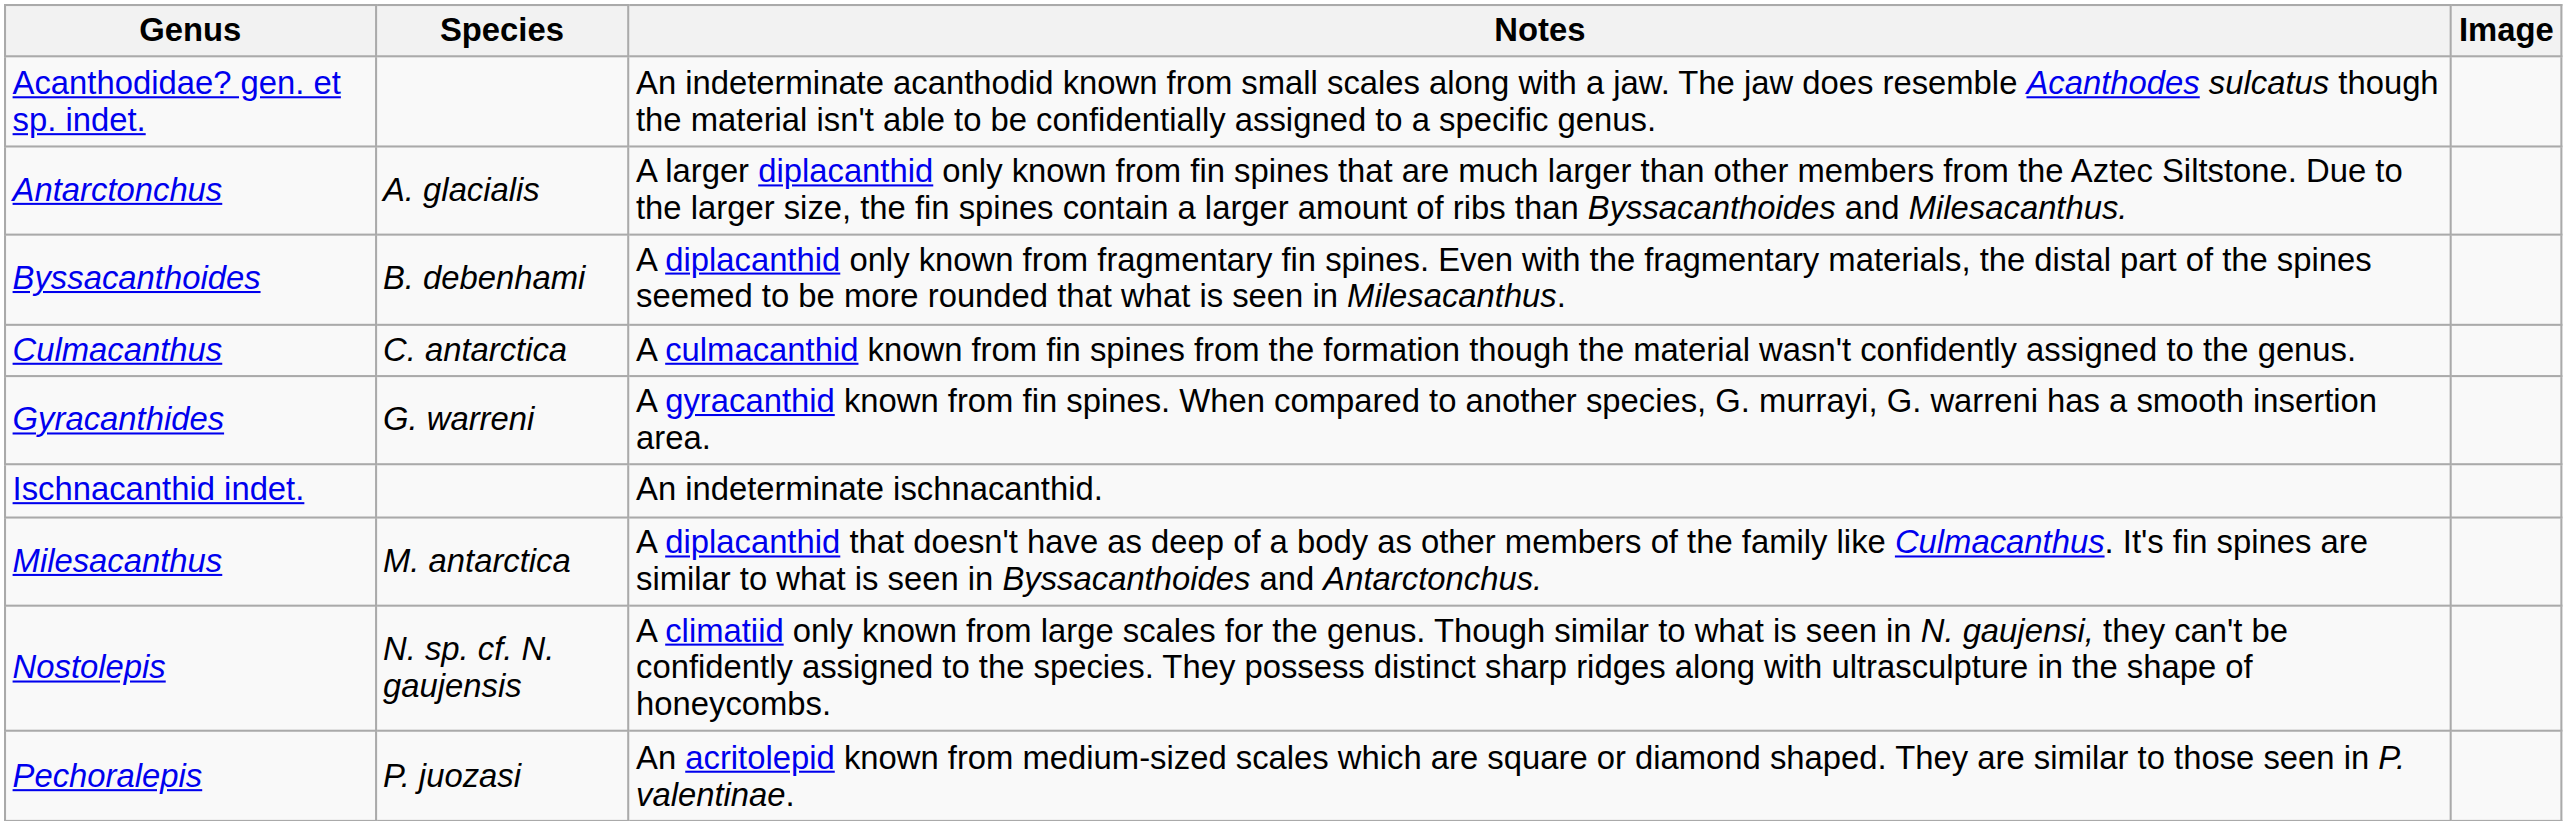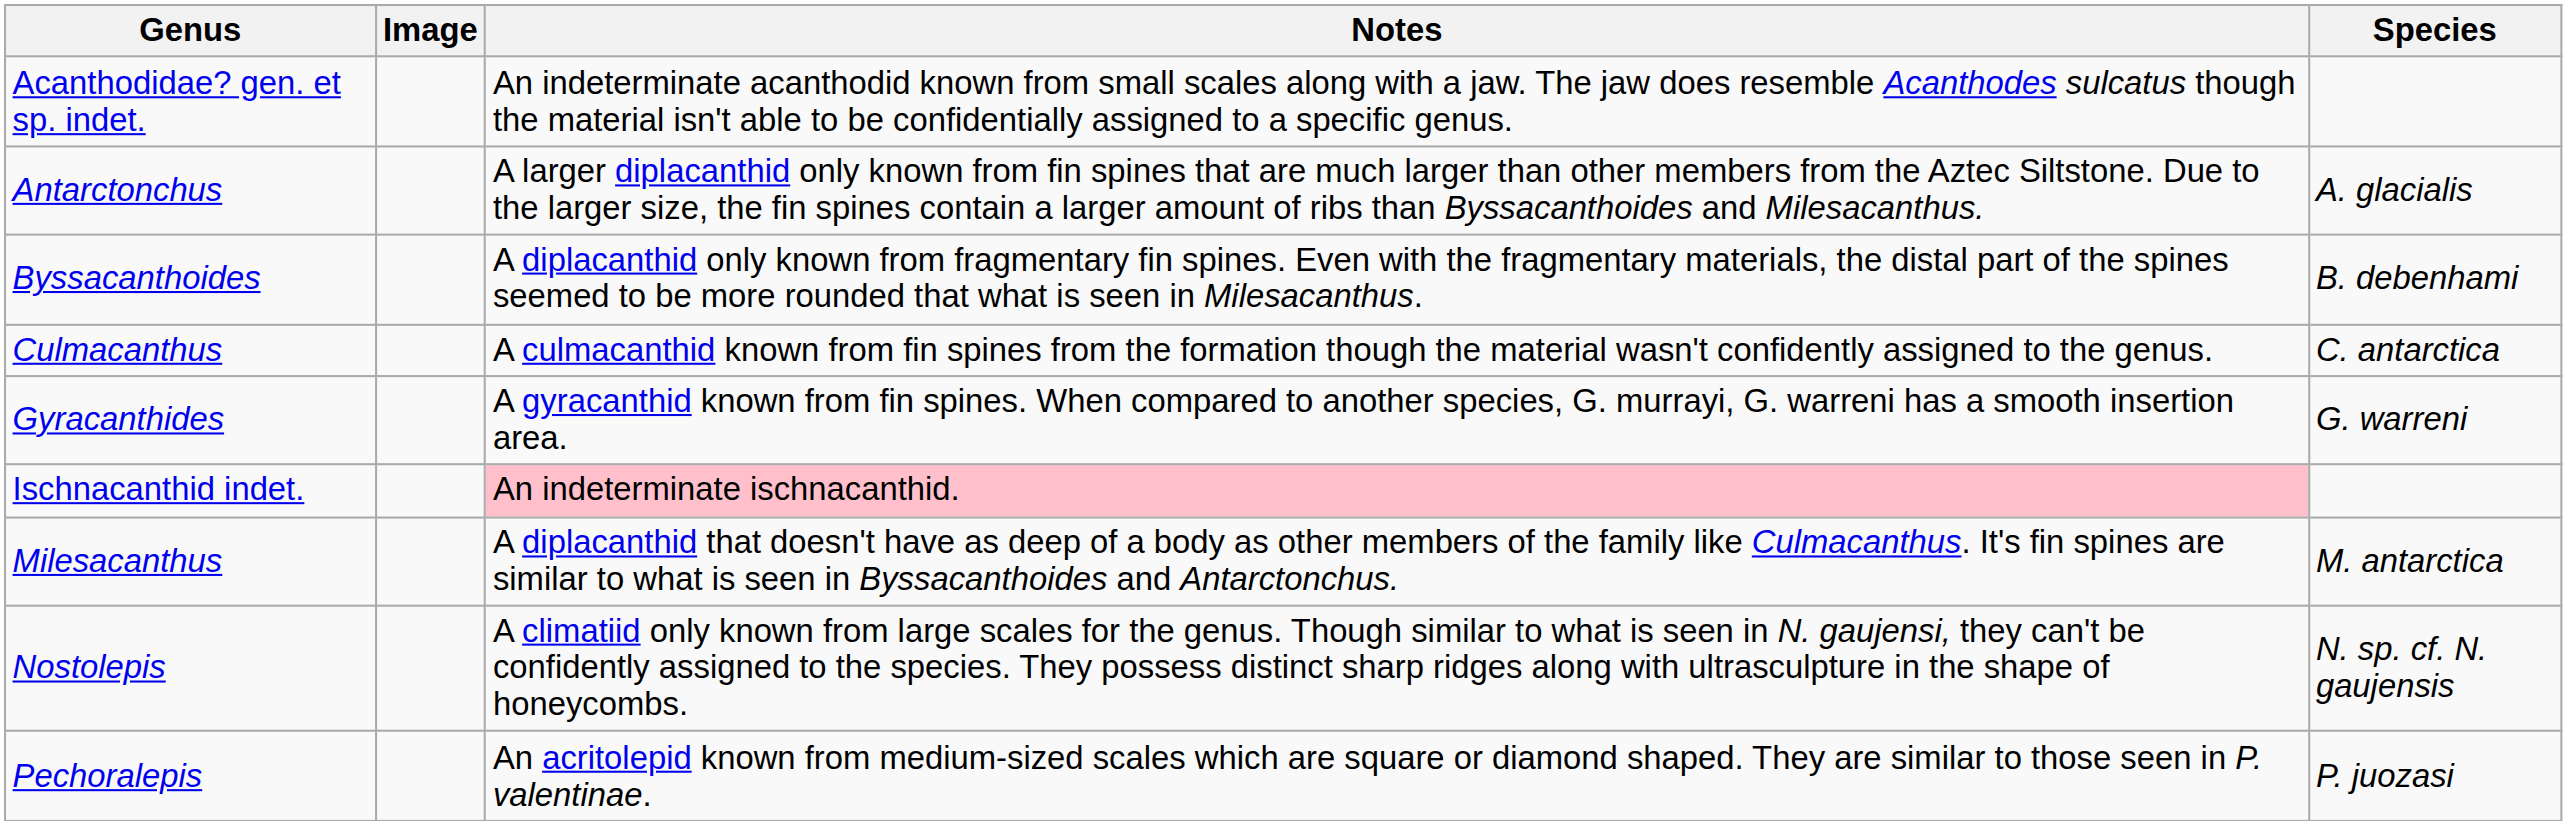columns swapped: (502, 30) <-> (2506, 30)
(869, 490) no background -> (726, 490) pink background
